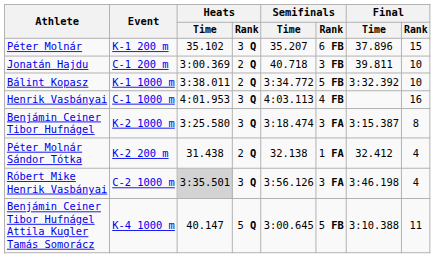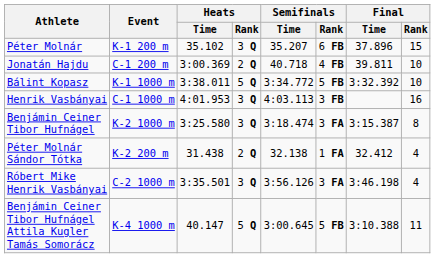(331, 64) 3 FB -> (331, 64) 4 FB
(247, 82) 2 Q -> (247, 82) 5 Q
(331, 99) 4 FB -> (331, 99) 3 FB
(205, 183) lightgrey background -> (205, 183) no background
